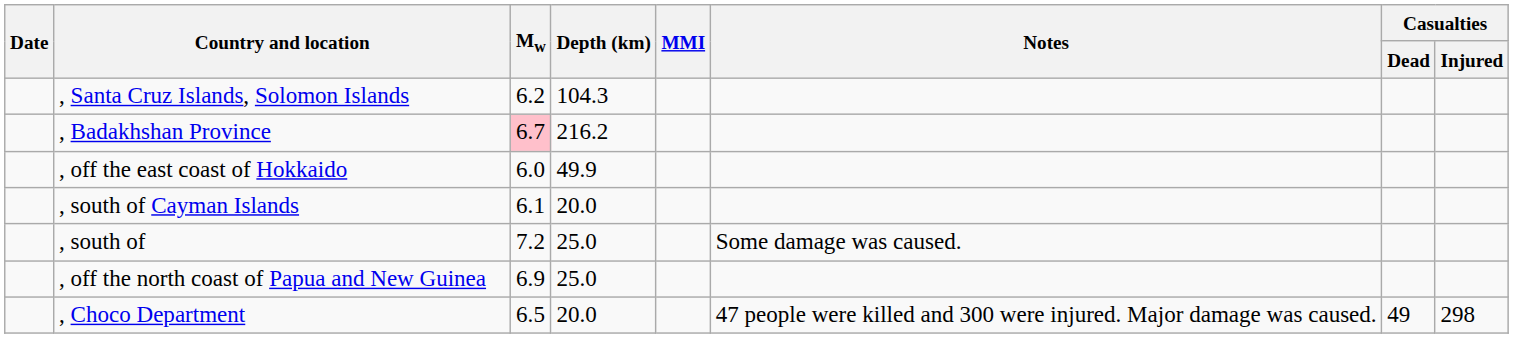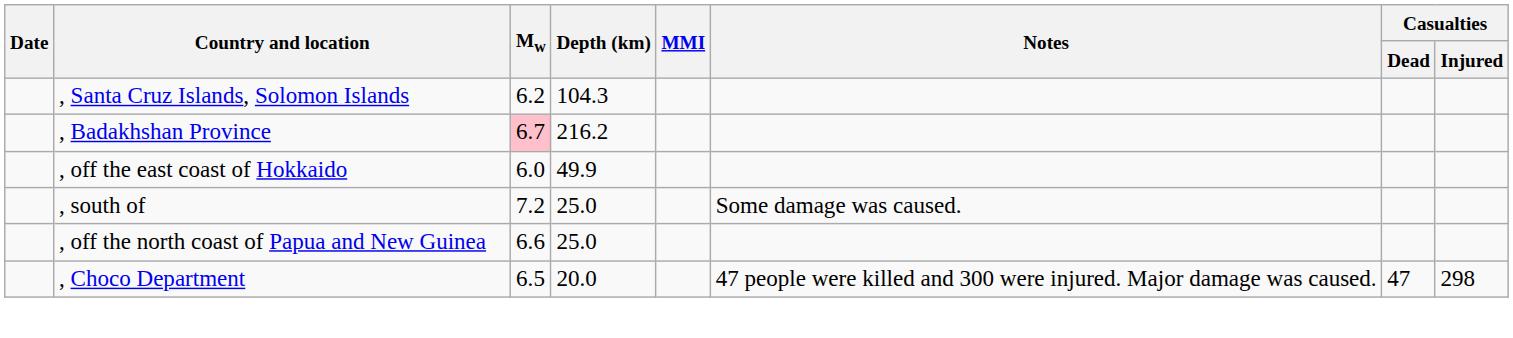- row: (179, 205)
(530, 278) 6.9 -> (530, 242) 6.6
(1399, 315) 49 -> (1399, 278) 47
